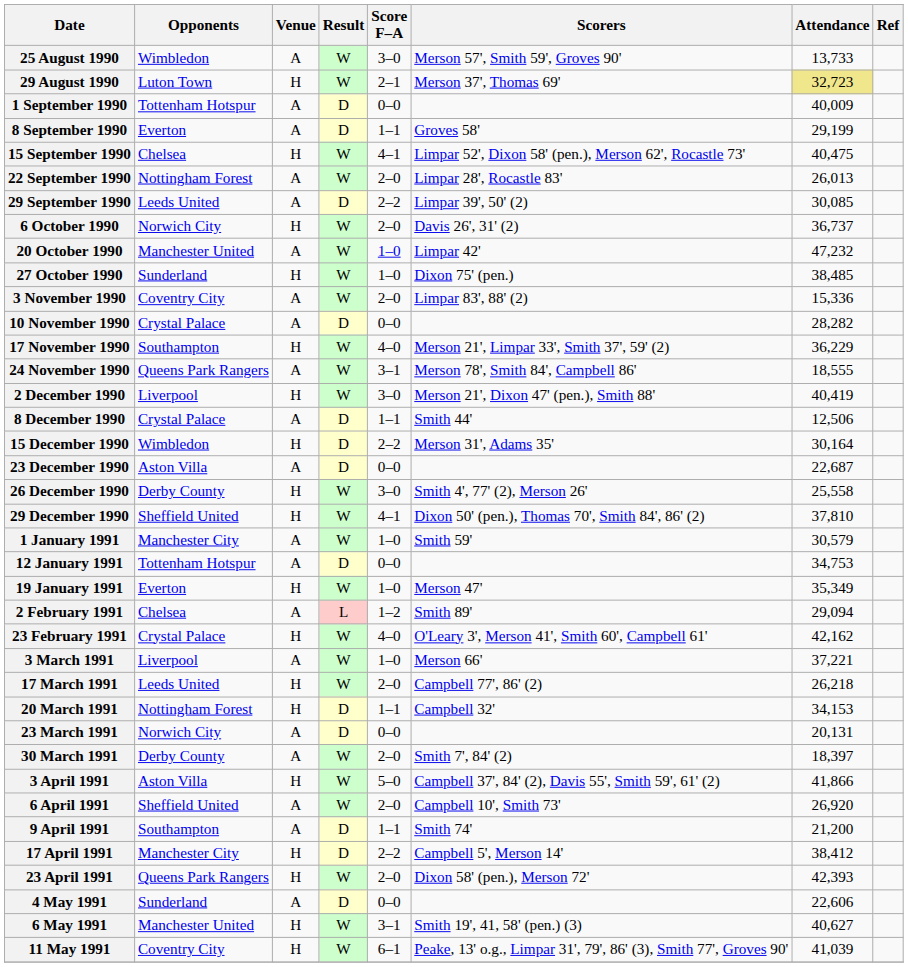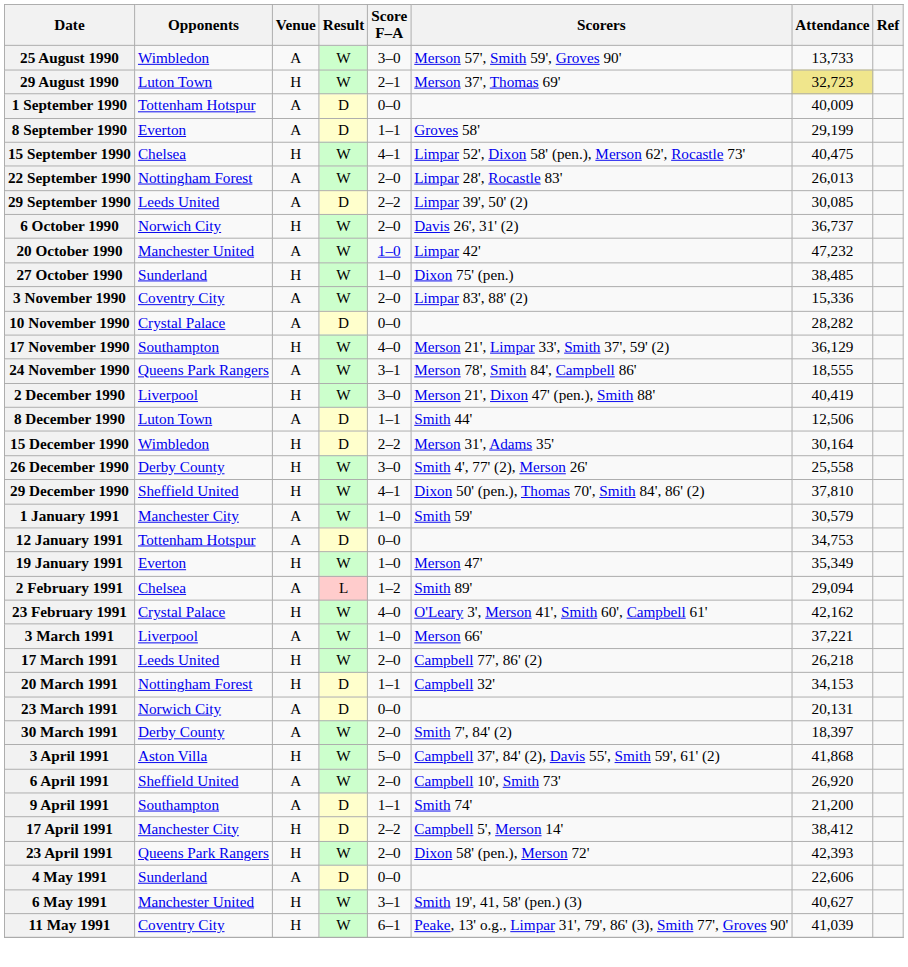(832, 347) 36,229 -> (832, 347) 36,129
(182, 419) Crystal Palace -> (175, 419) Luton Town
- row: (69, 467)
(832, 780) 41,866 -> (832, 756) 41,868
